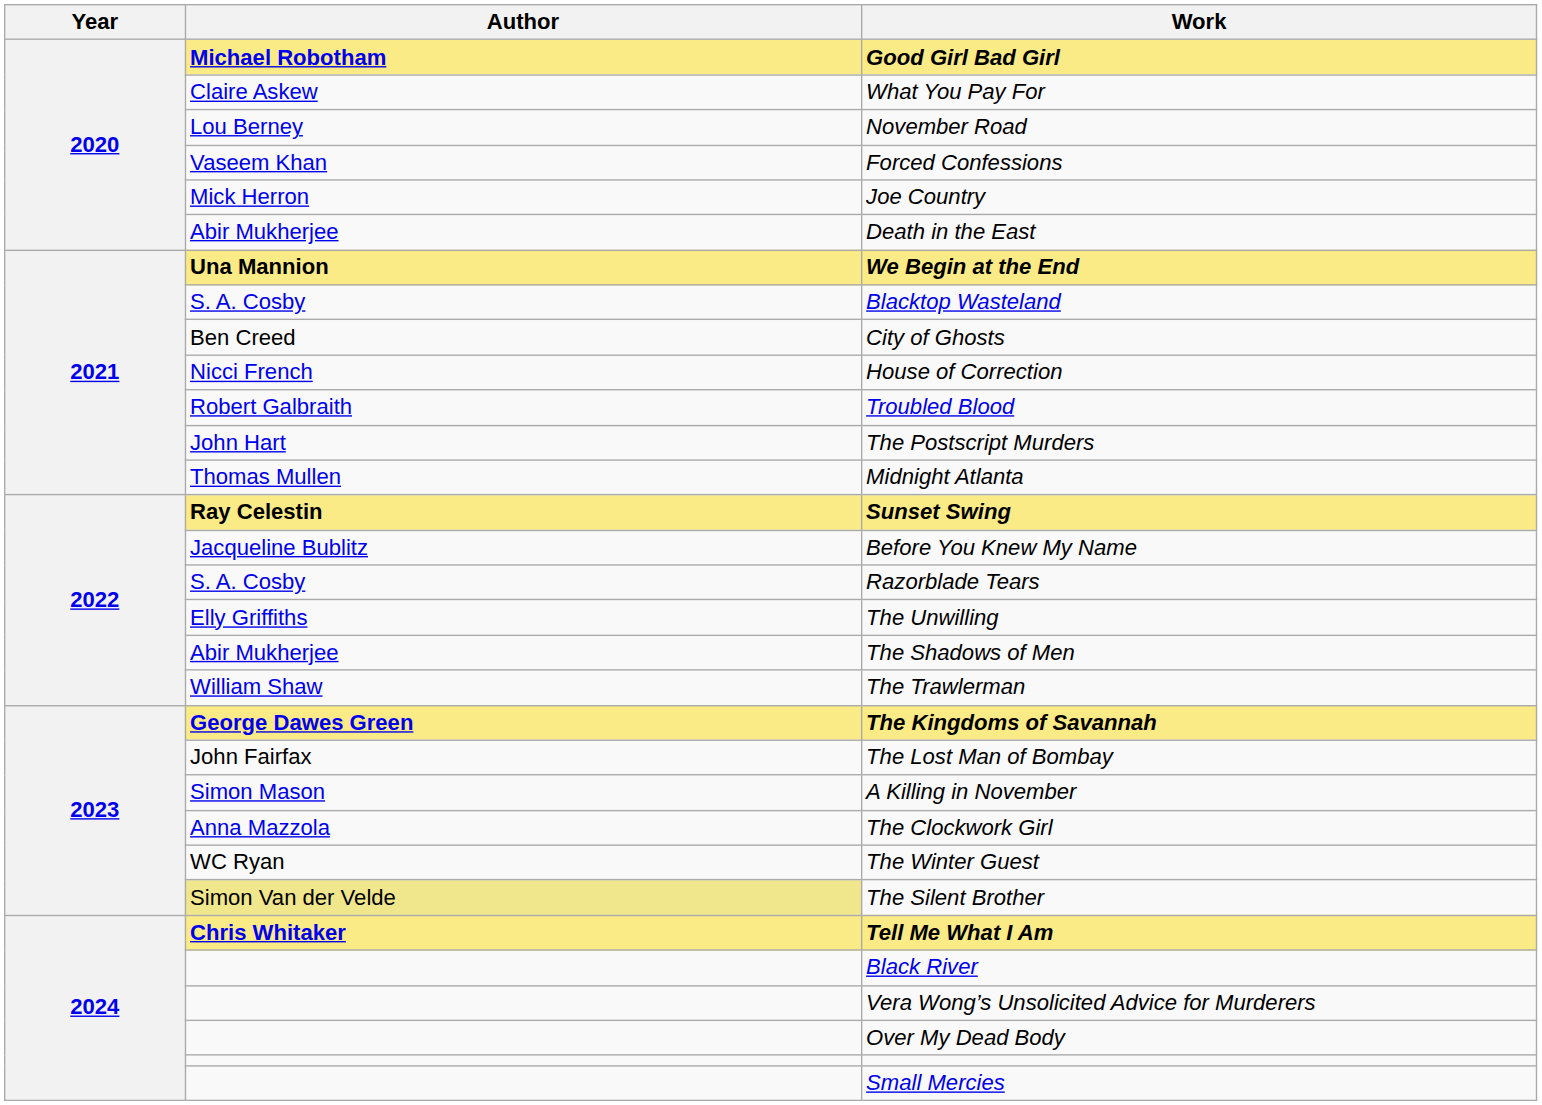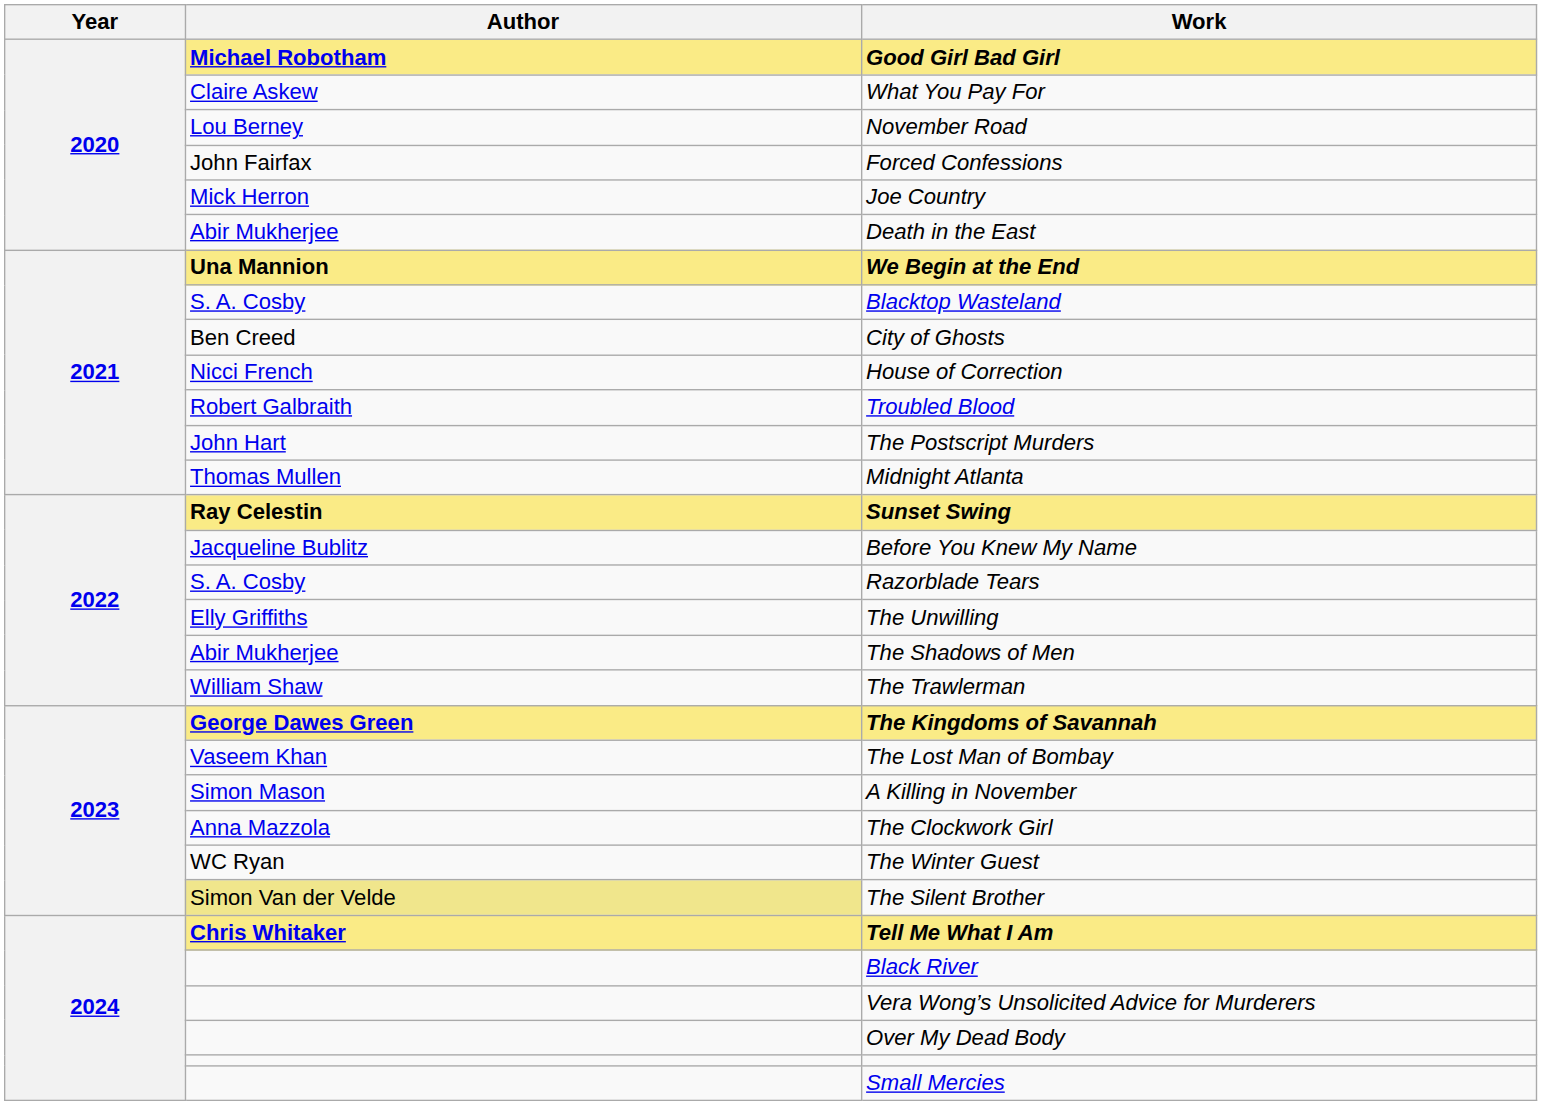(259, 162) Vaseem Khan -> (251, 162) John Fairfax
(251, 757) John Fairfax -> (259, 757) Vaseem Khan
